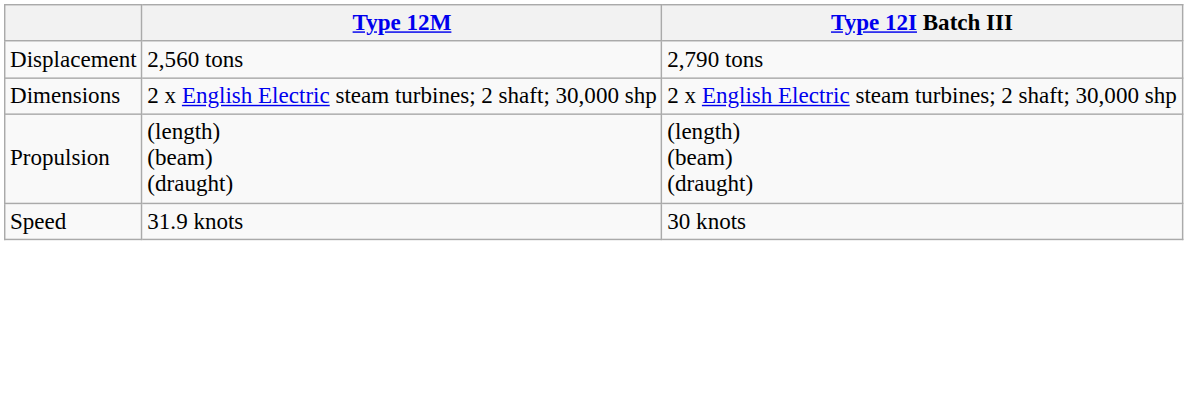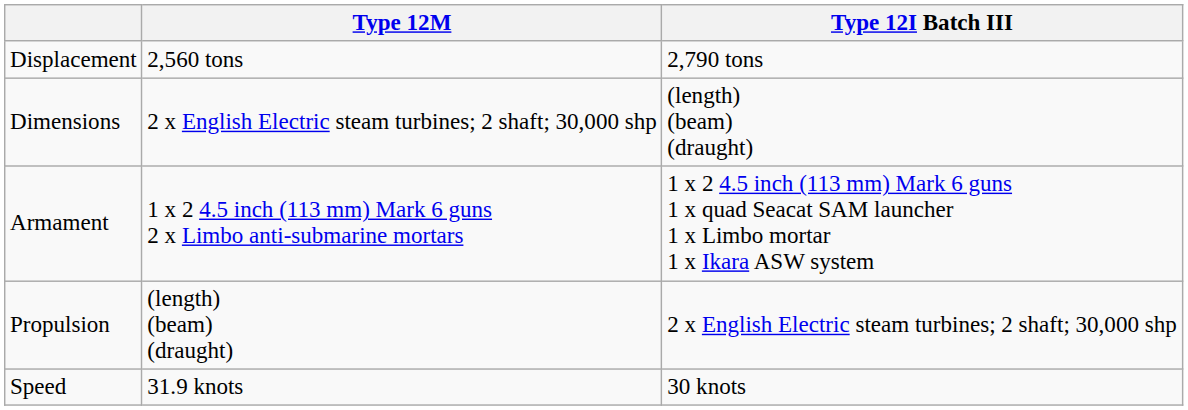(922, 95) 2 x English Electric steam turbines; 2 shaft; 30,000 shp -> (710, 121) (length) (beam) (draught)
+ row: (59, 223)
(710, 158) (length) (beam) (draught) -> (922, 324) 2 x English Electric steam turbines; 2 shaft; 30,000 shp
